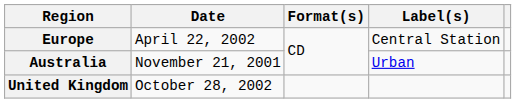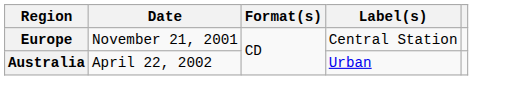(195, 40) April 22, 2002 -> (165, 40) November 21, 2001
(208, 63) November 21, 2001 -> (152, 63) April 22, 2002
- row: (68, 86)
